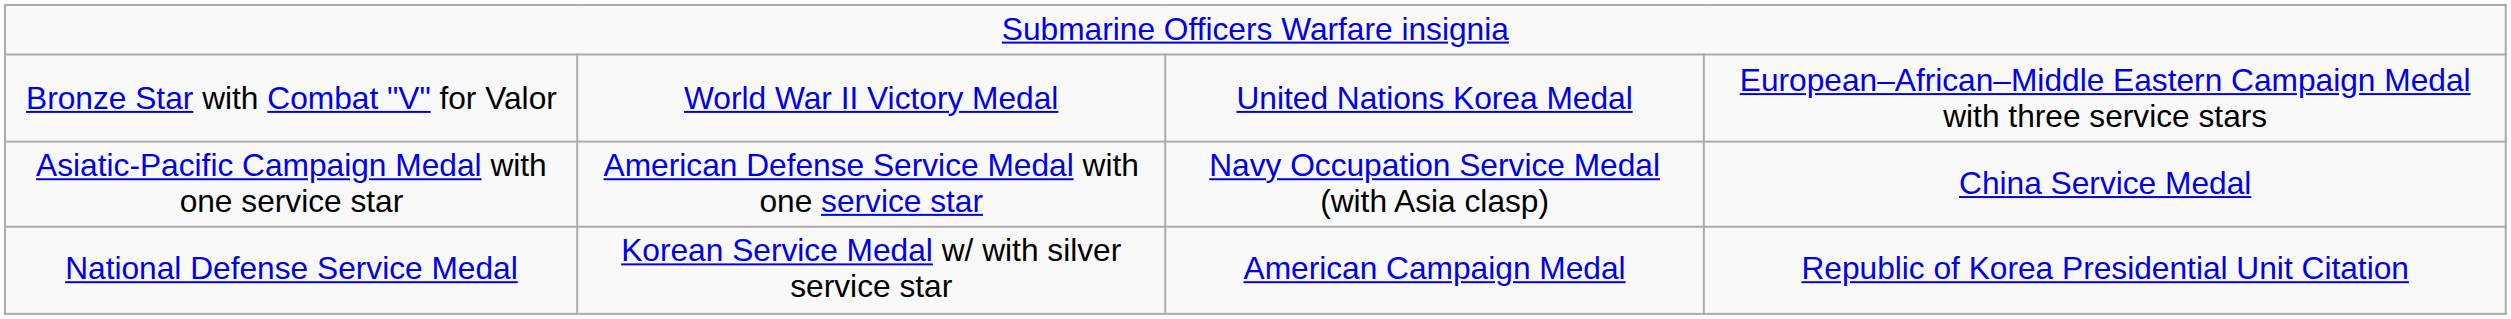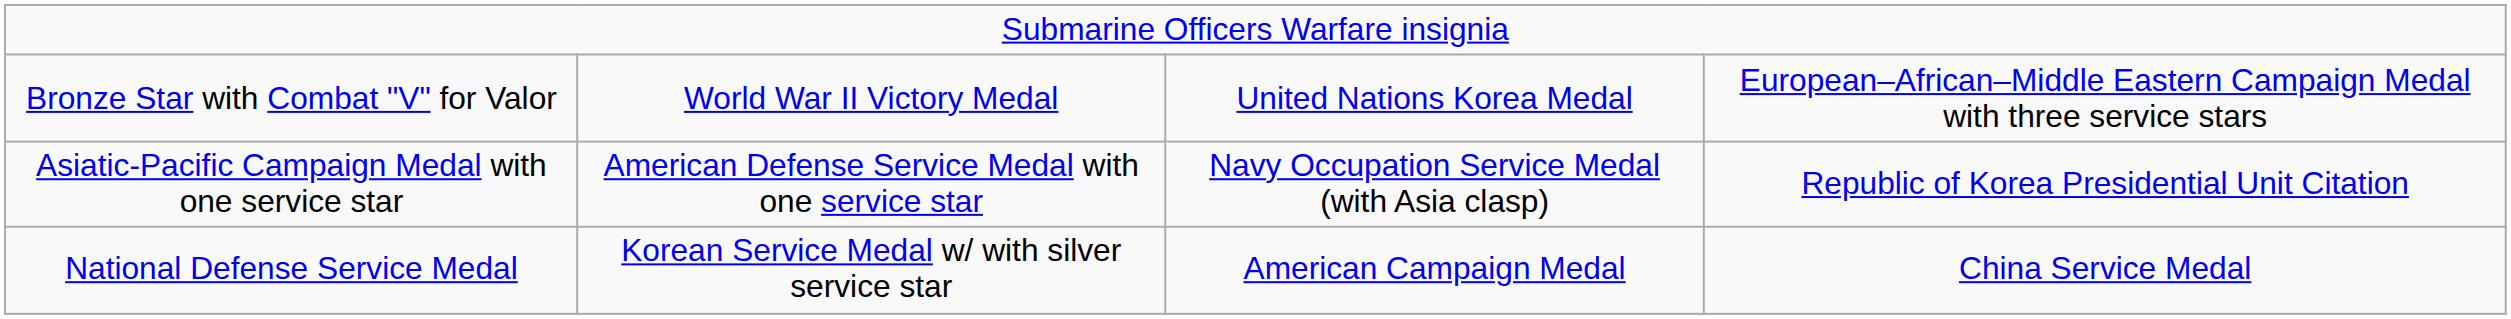(2105, 183) China Service Medal -> (2105, 183) Republic of Korea Presidential Unit Citation
(2105, 269) Republic of Korea Presidential Unit Citation -> (2105, 269) China Service Medal
